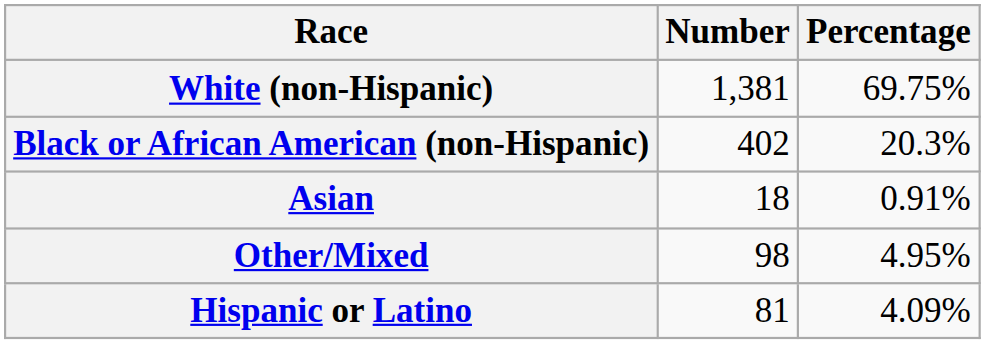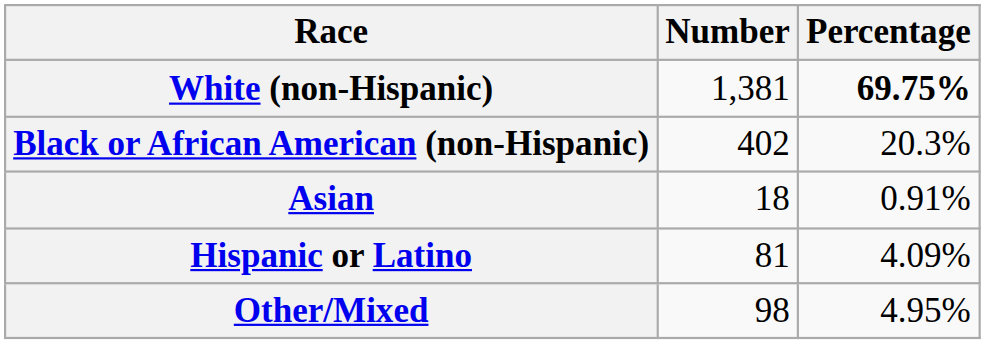(917, 87) normal -> (914, 87) bold
rows swapped: (331, 254) <-> (331, 310)
